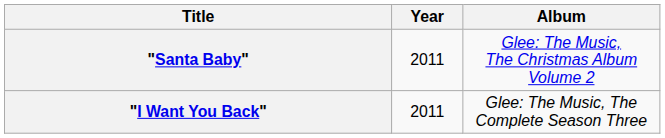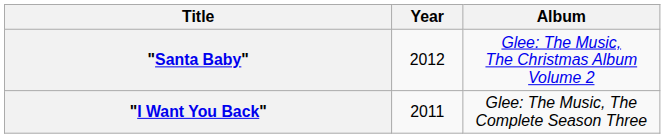(427, 60) 2011 -> (427, 60) 2012
